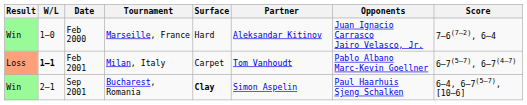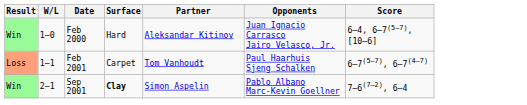- column: (148, 11)
(466, 34) 7–6(7–2), 6–4 -> (380, 34) 6–4, 6–7(5–7), [10–6]
(47, 62) bold -> (47, 62) normal
(381, 62) Pablo Albano Marc-Kevin Goellner -> (281, 62) Paul Haarhuis Sjeng Schalken
(369, 87) Paul Haarhuis Sjeng Schalken -> (293, 86) Pablo Albano Marc-Kevin Goellner
(468, 87) 6–4, 6–7(5–7), [10–6] -> (377, 86) 7–6(7–2), 6–4
